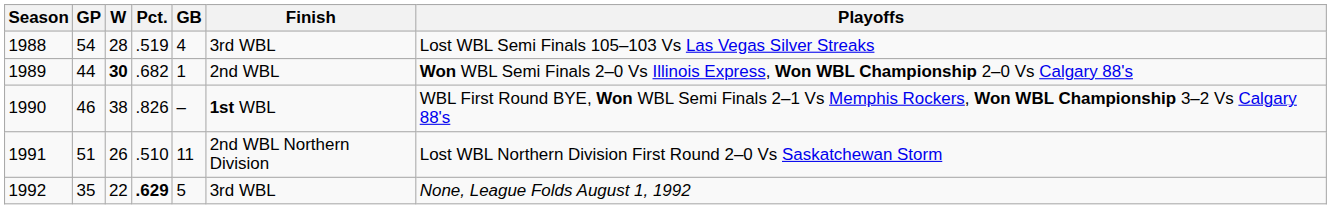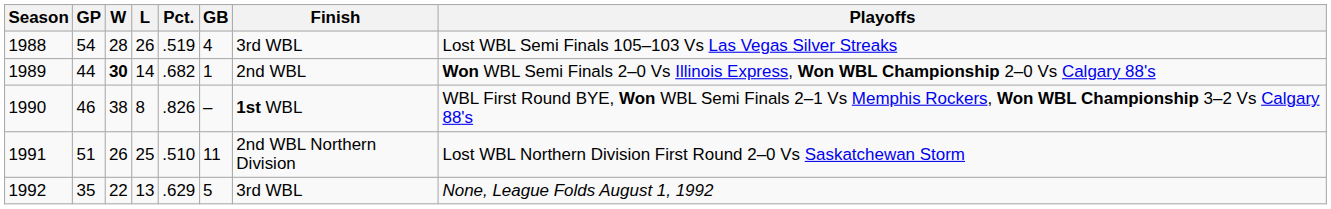+ column: (145, 17)
(152, 190) bold -> (179, 190) normal
